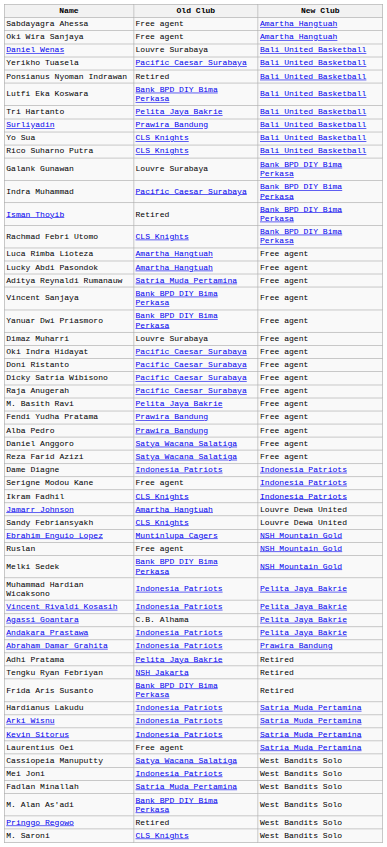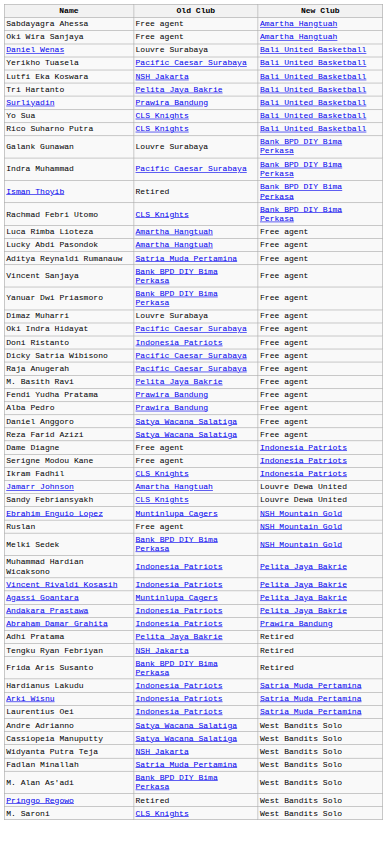- row: (67, 77)
(177, 94) Bank BPD DIY Bima Perkasa -> (162, 77) NSH Jakarta
(191, 365) Pacific Caesar Surabaya -> (179, 343) Indonesia Patriots
(179, 470) Indonesia Patriots -> (160, 448) Free agent
(162, 620) C.B. Alhama -> (177, 598) Muntinlupa Cagers
- row: (38, 734)
(160, 748) Free agent -> (179, 712) Indonesia Patriots
+ row: (40, 725)
+ row: (52, 751)
- row: (26, 774)
